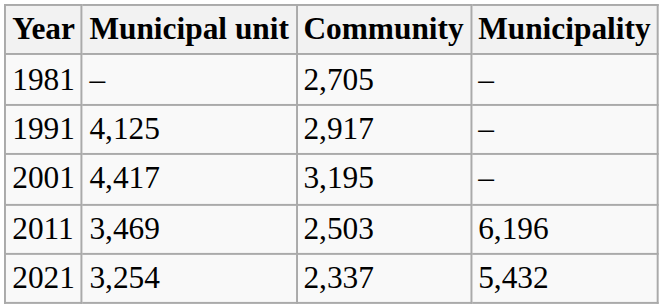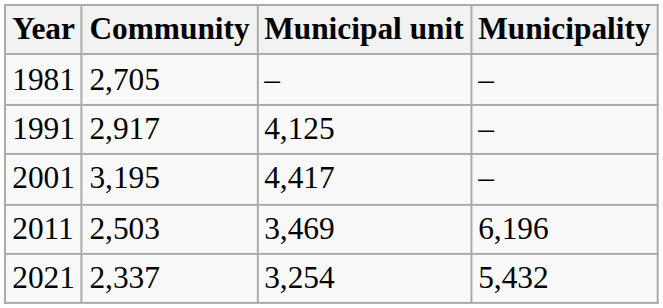columns swapped: (384, 29) <-> (189, 29)
